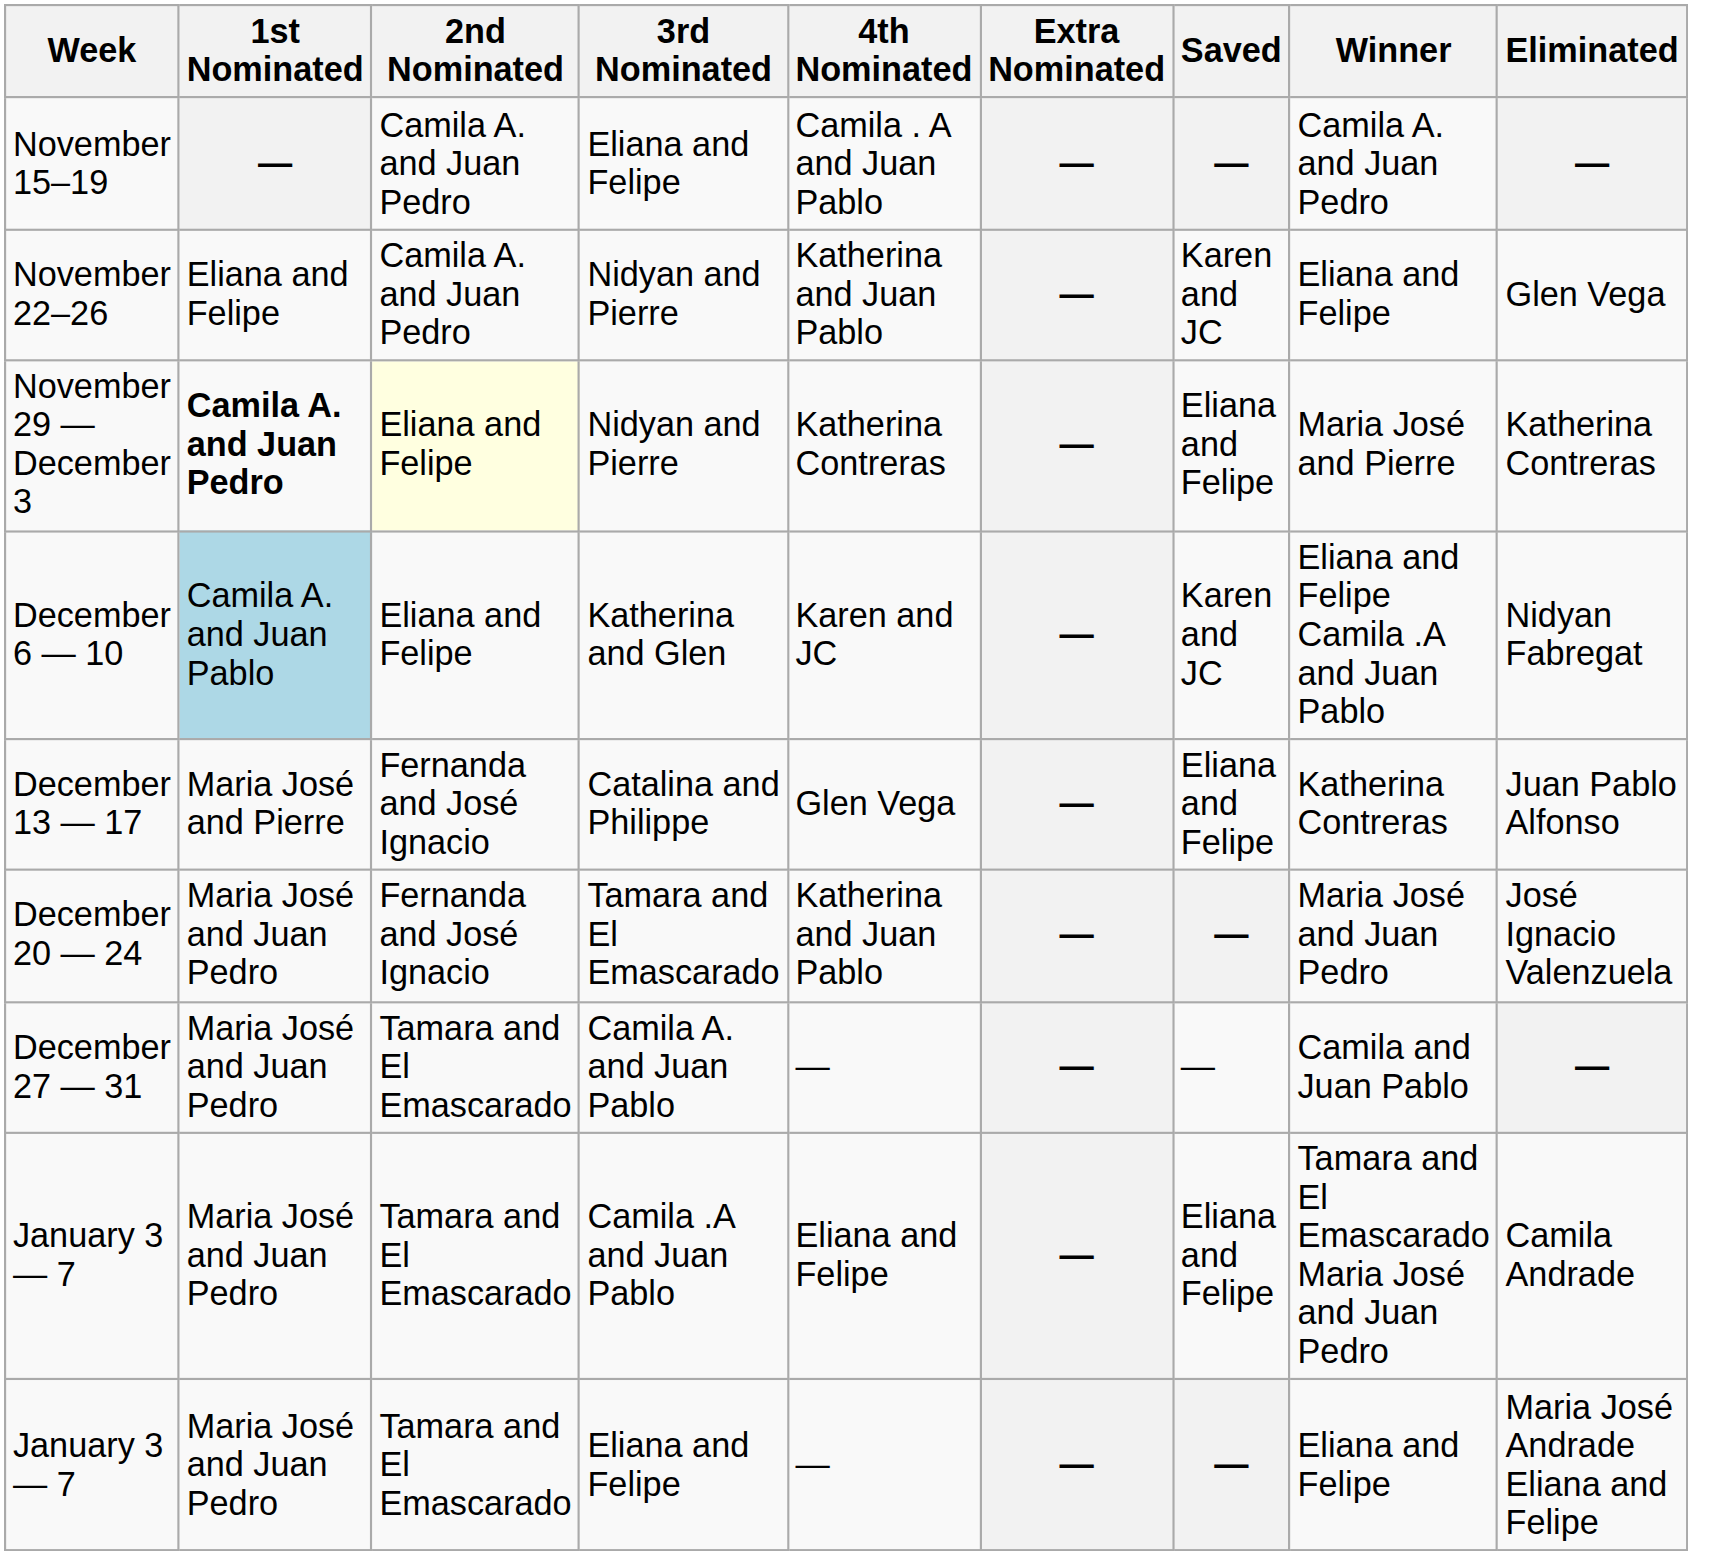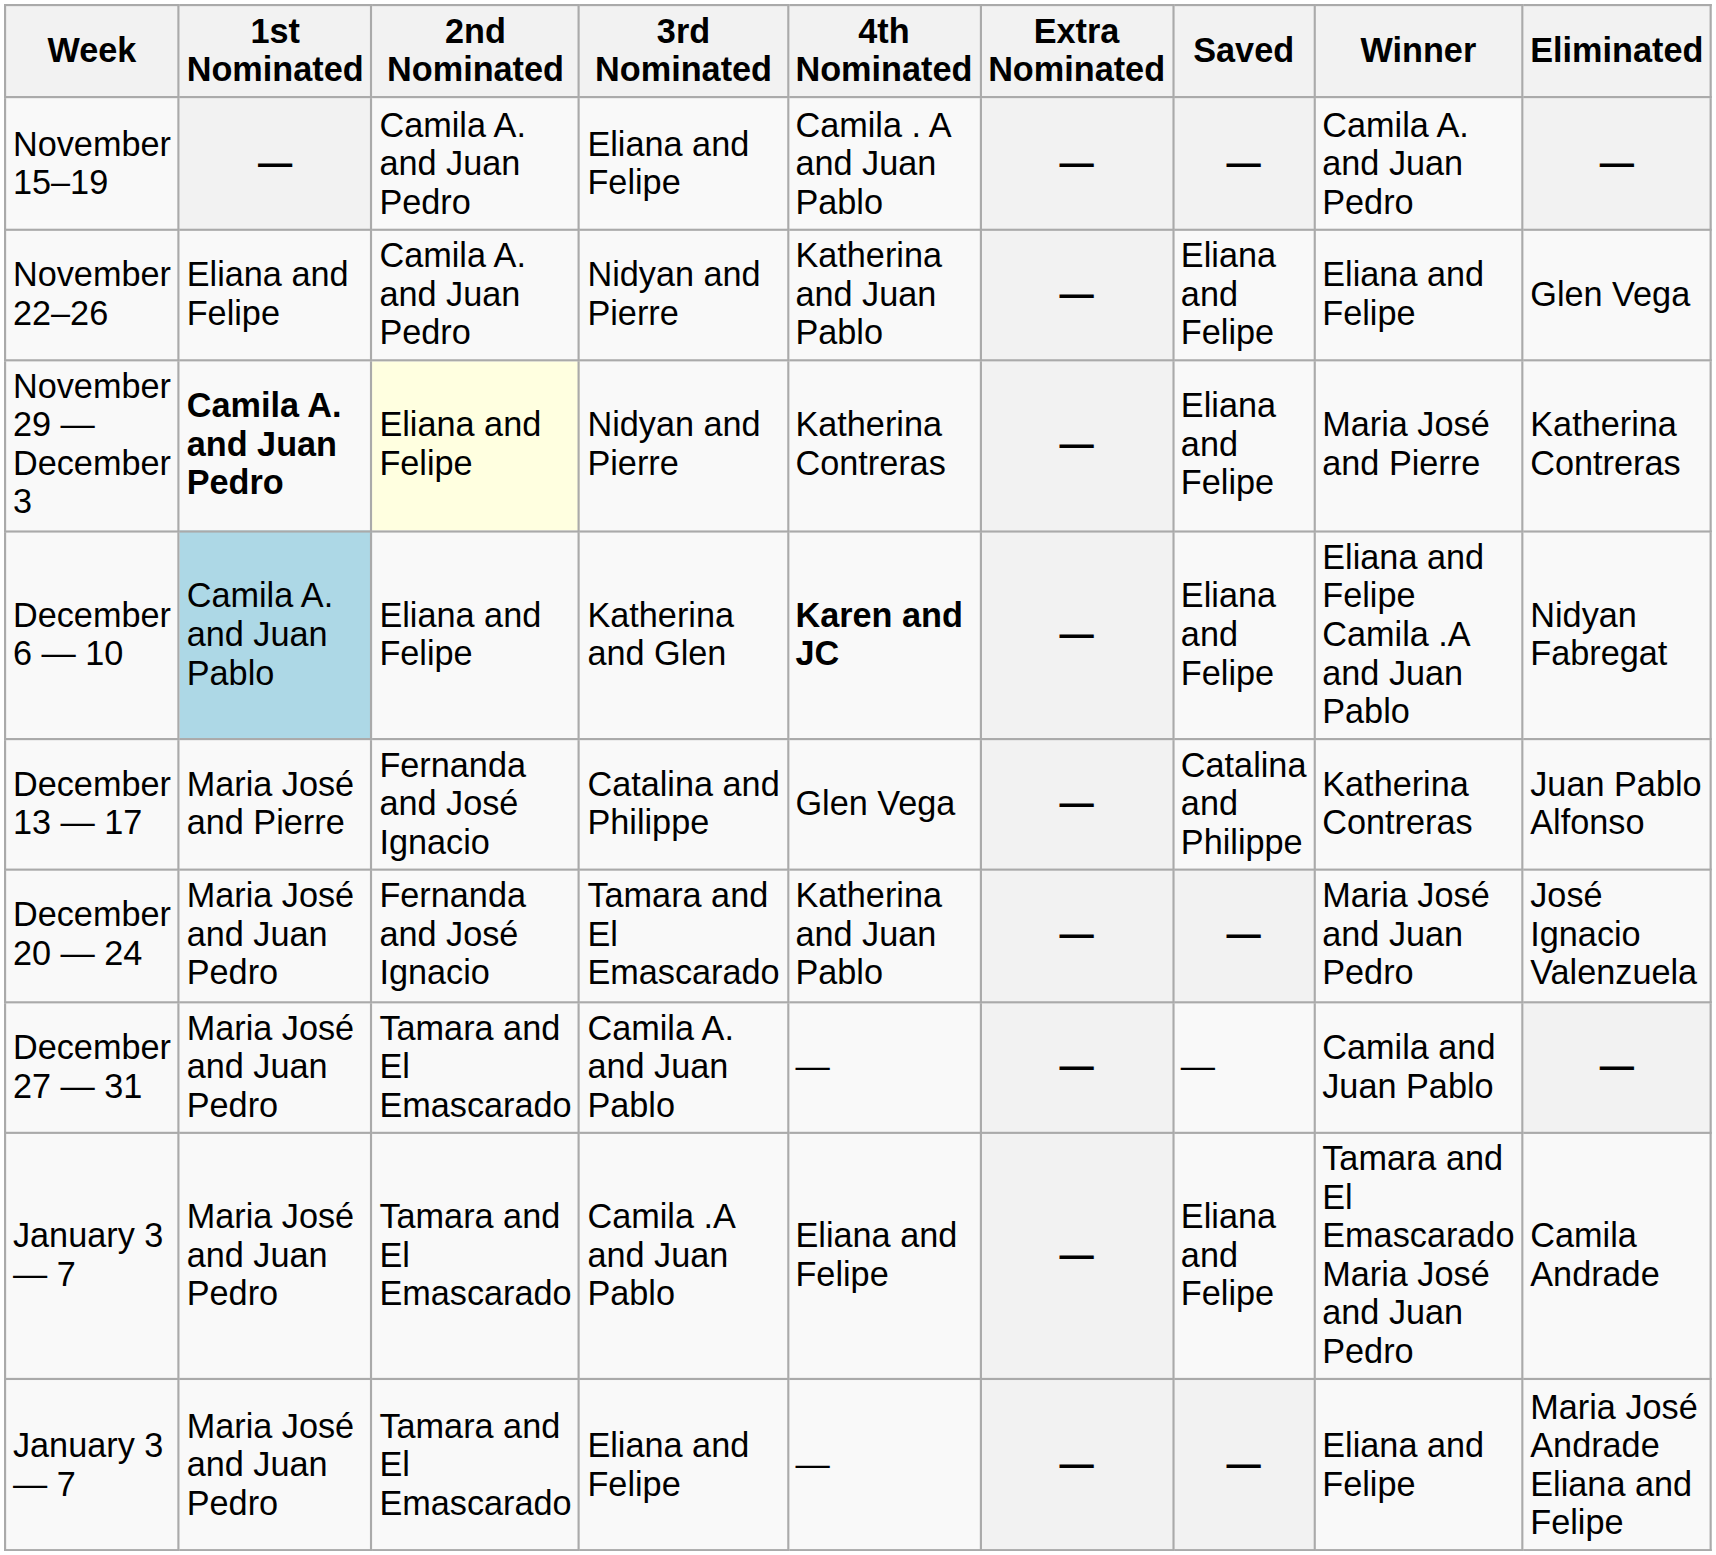(1227, 294) Karen and JC -> (1228, 294) Eliana and Felipe
(874, 634) normal -> (879, 634) bold
(1227, 634) Karen and JC -> (1228, 634) Eliana and Felipe
(1228, 803) Eliana and Felipe -> (1244, 803) Catalina and Philippe
